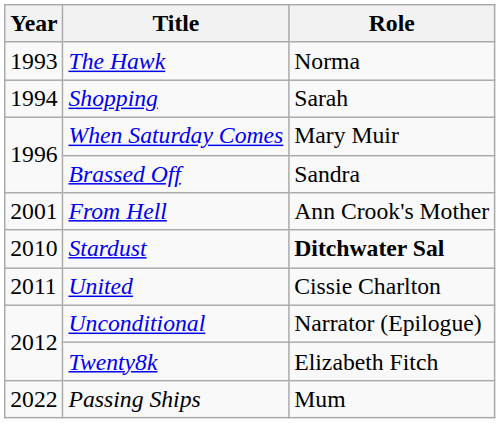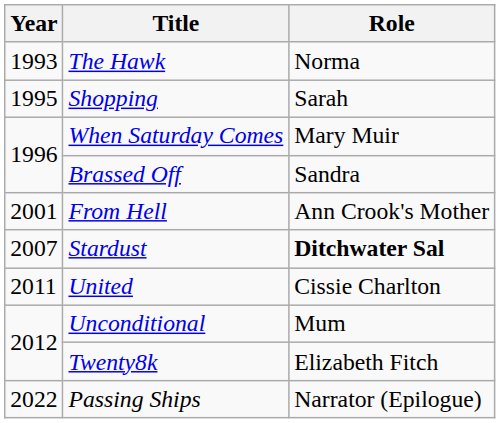(34, 98) 1994 -> (34, 98) 1995
(34, 248) 2010 -> (34, 248) 2007
(388, 323) Narrator (Epilogue) -> (320, 323) Mum
(320, 398) Mum -> (388, 398) Narrator (Epilogue)
